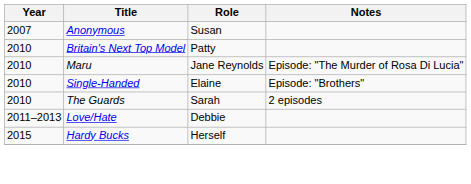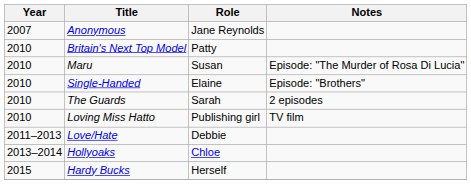(206, 30) Susan -> (228, 30) Jane Reynolds
(227, 65) Jane Reynolds -> (207, 65) Susan
+ row: (111, 118)
+ row: (91, 153)
